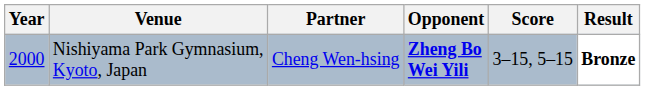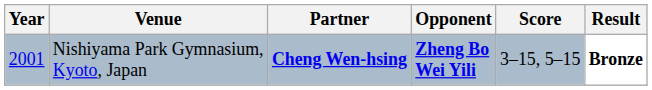(27, 59) 2000 -> (27, 59) 2001
(336, 59) normal -> (339, 59) bold
